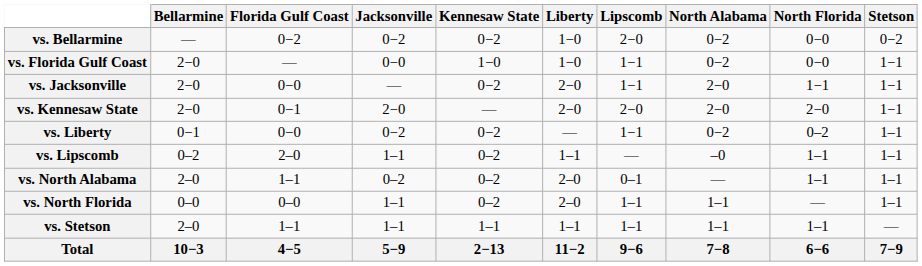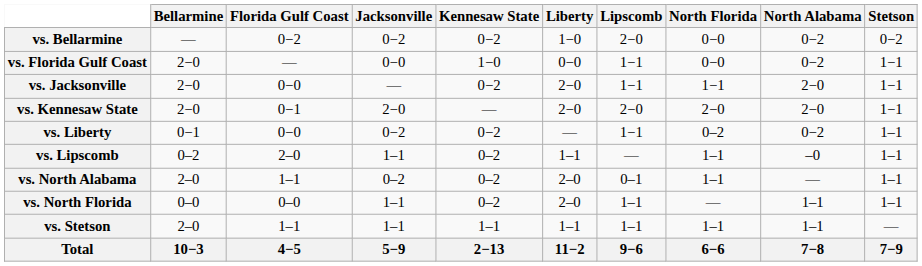columns swapped: (718, 16) <-> (818, 16)
(570, 62) 1−0 -> (570, 62) 0−0
